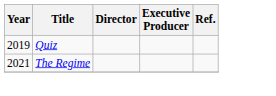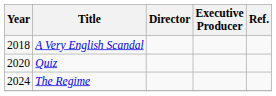+ row: (89, 44)
(19, 44) 2019 -> (19, 63) 2020
(19, 63) 2021 -> (19, 81) 2024
